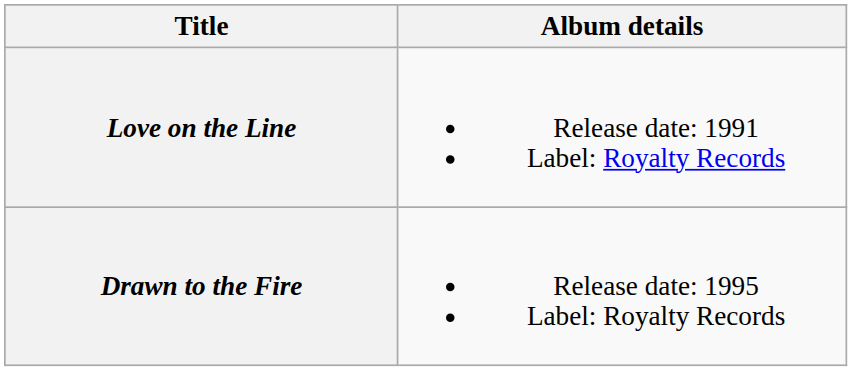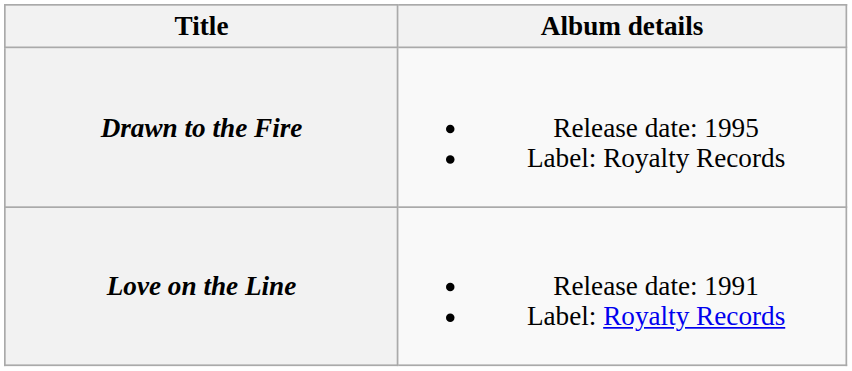rows swapped: (202, 127) <-> (202, 285)
